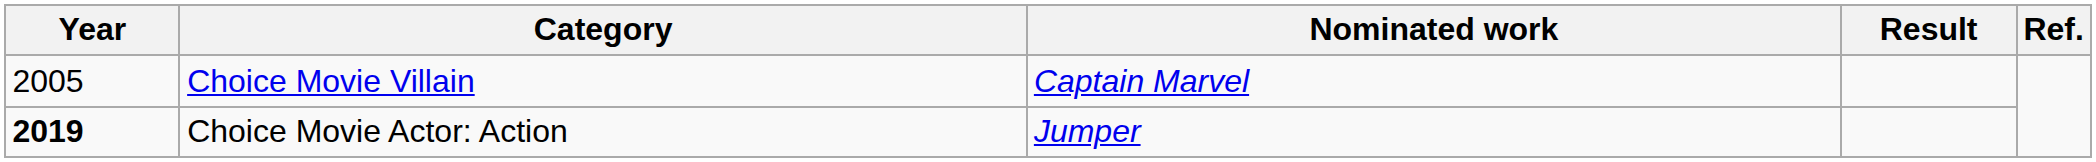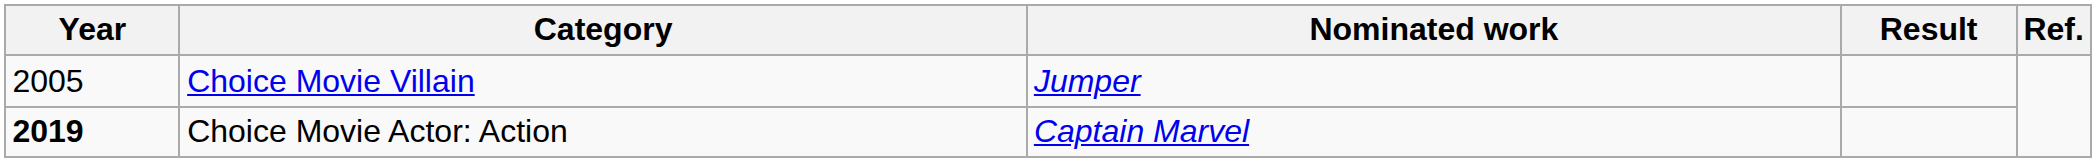(1141, 80) Captain Marvel -> (1087, 80) Jumper
(1087, 131) Jumper -> (1141, 131) Captain Marvel
